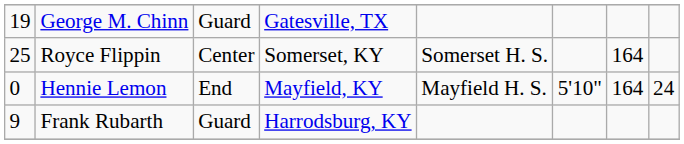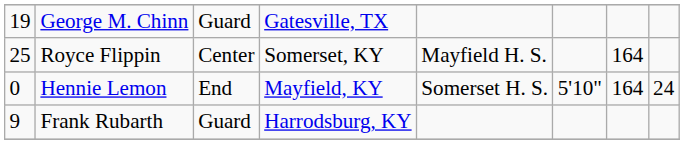(485, 54) Somerset H. S. -> (484, 54) Mayfield H. S.
(484, 88) Mayfield H. S. -> (485, 88) Somerset H. S.
